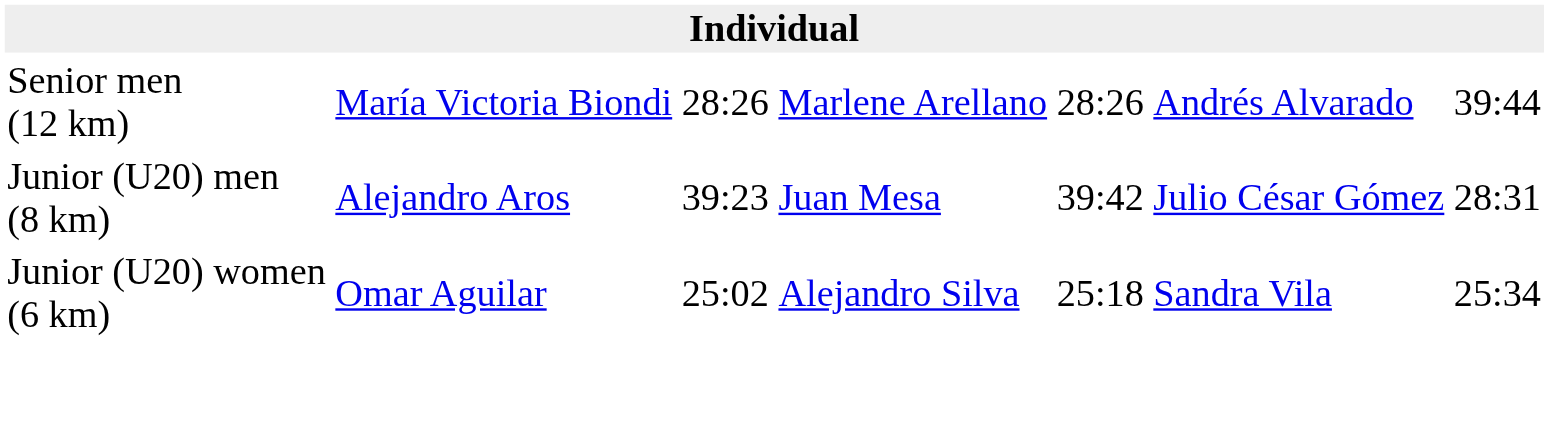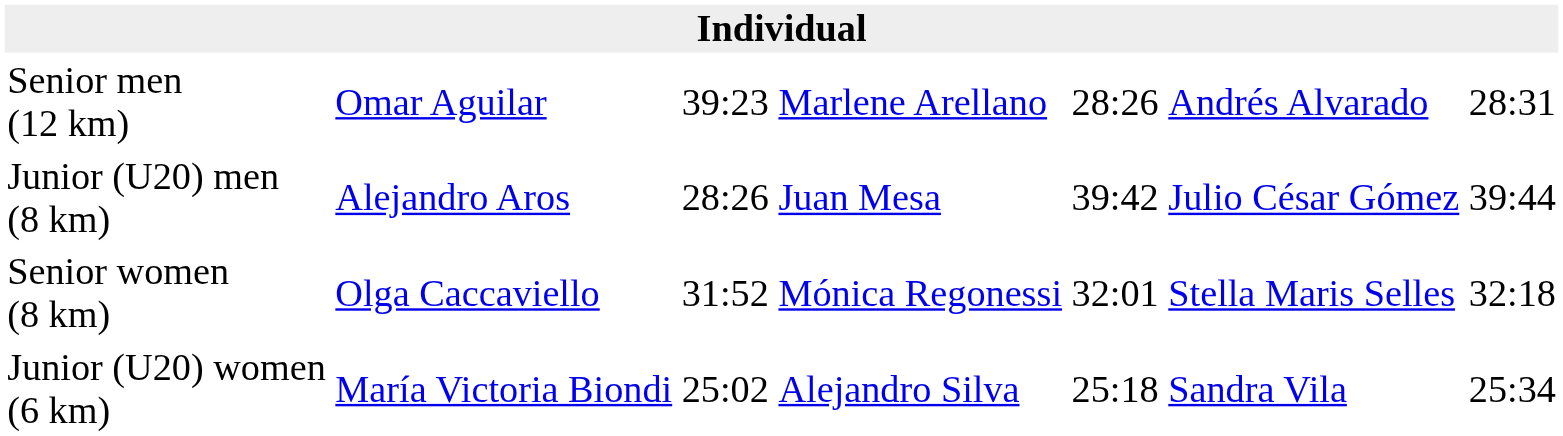(504, 102) María Victoria Biondi -> (441, 102) Omar Aguilar
(725, 102) 28:26 -> (725, 102) 39:23
(1497, 102) 39:44 -> (1512, 102) 28:31
(725, 197) 39:23 -> (725, 197) 28:26
(1497, 197) 28:31 -> (1512, 197) 39:44
+ row: (118, 293)
(441, 293) Omar Aguilar -> (504, 388) María Victoria Biondi
